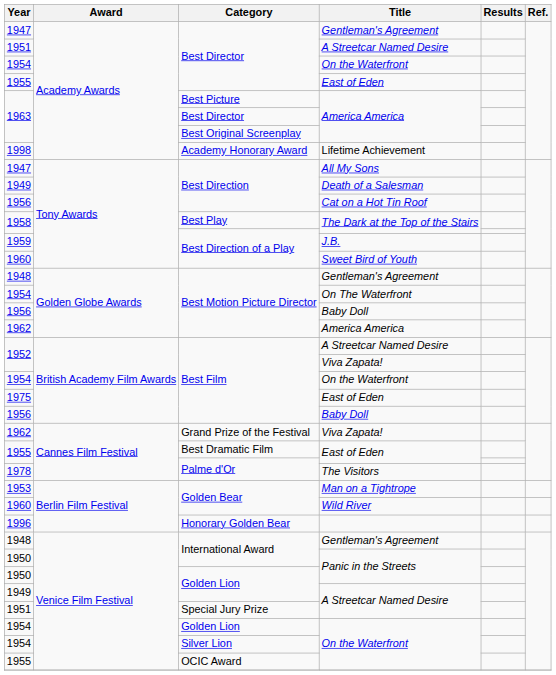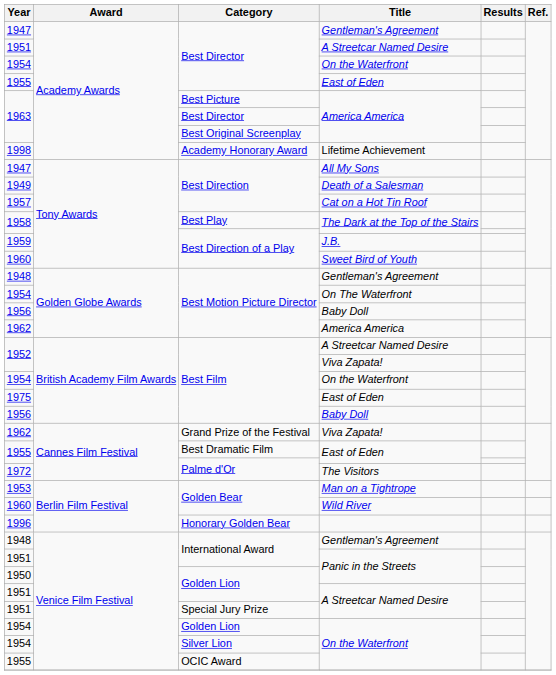(19, 202) 1956 -> (19, 202) 1957
(19, 471) 1978 -> (19, 471) 1972
(19, 558) 1950 -> (19, 558) 1951
(19, 592) 1949 -> (19, 592) 1951
